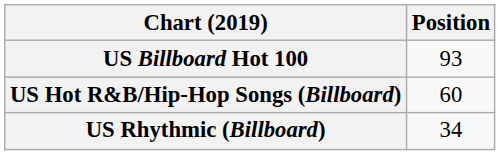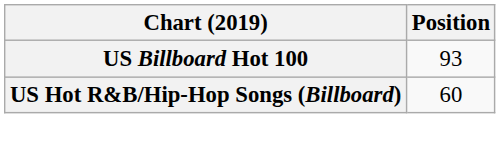- row: (206, 130)
